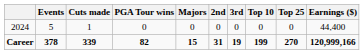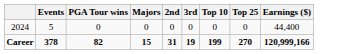- column: (89, 12)
